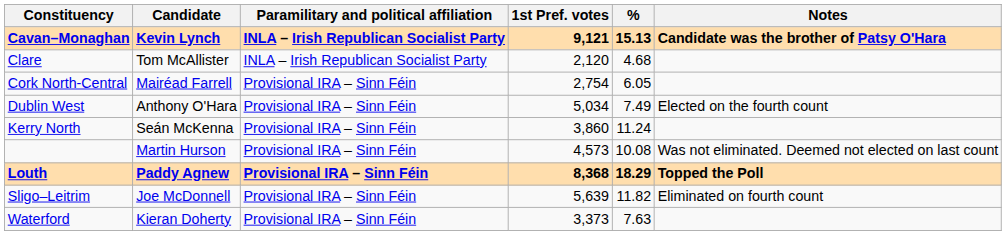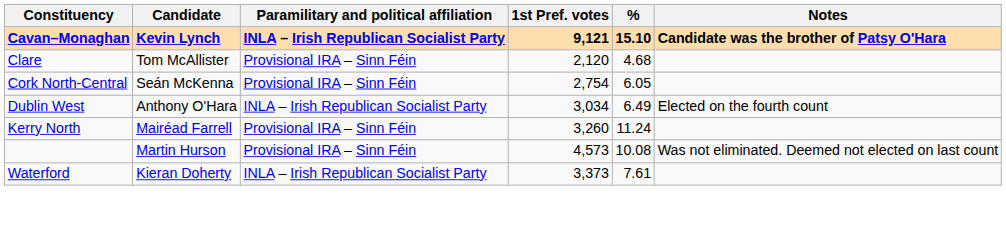(633, 38) 15.13 -> (633, 38) 15.10
(365, 60) INLA – Irish Republican Socialist Party -> (330, 60) Provisional IRA – Sinn Féin
(184, 83) Mairéad Farrell -> (185, 83) Seán McKenna
(330, 106) Provisional IRA – Sinn Féin -> (365, 106) INLA – Irish Republican Socialist Party
(591, 106) 5,034 -> (591, 106) 3,034
(637, 106) 7.49 -> (637, 106) 6.49
(185, 128) Seán McKenna -> (184, 128) Mairéad Farrell
(591, 128) 3,860 -> (591, 128) 3,260
- row: (27, 173)
- row: (49, 196)
(330, 219) Provisional IRA – Sinn Féin -> (365, 173) INLA – Irish Republican Socialist Party
(637, 219) 7.63 -> (637, 173) 7.61
